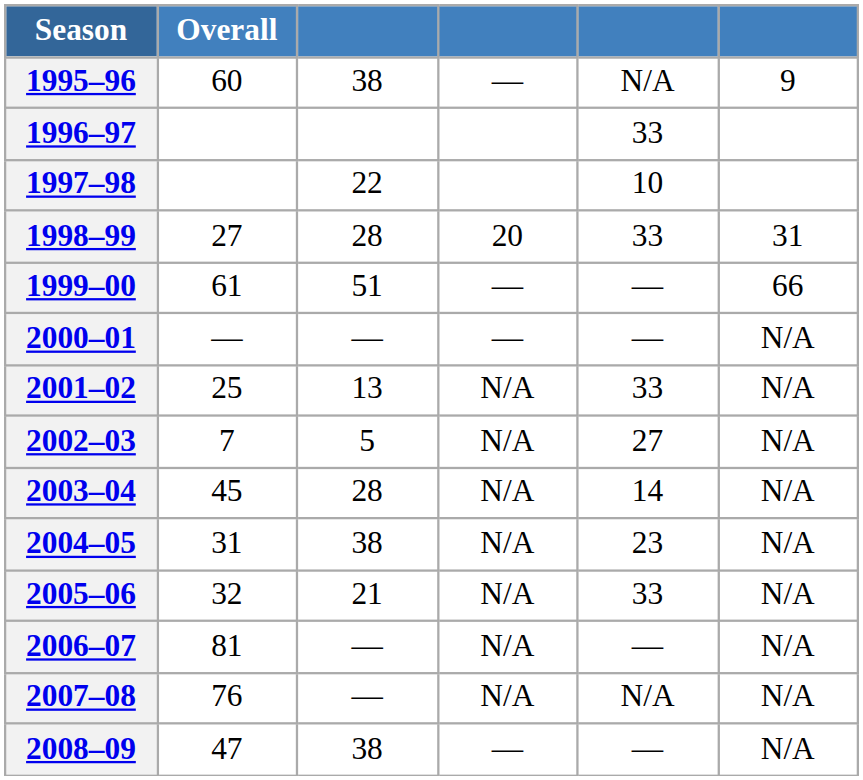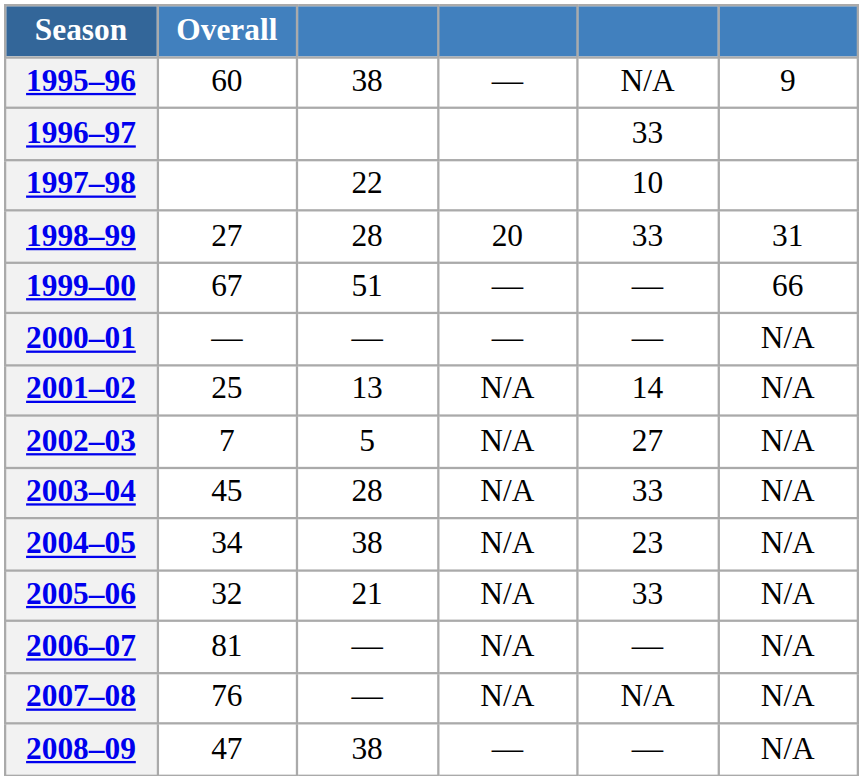(227, 286) 61 -> (227, 286) 67
(648, 388) 33 -> (648, 388) 14
(648, 491) 14 -> (648, 491) 33
(227, 542) 31 -> (227, 542) 34
